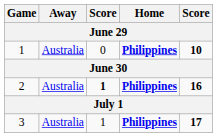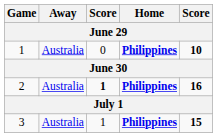(196, 123) 17 -> (196, 123) 15
